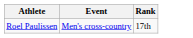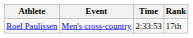+ column: (149, 12)
